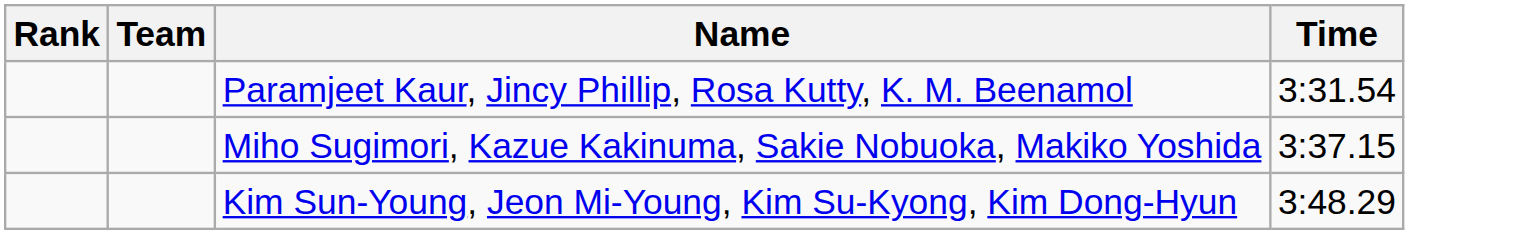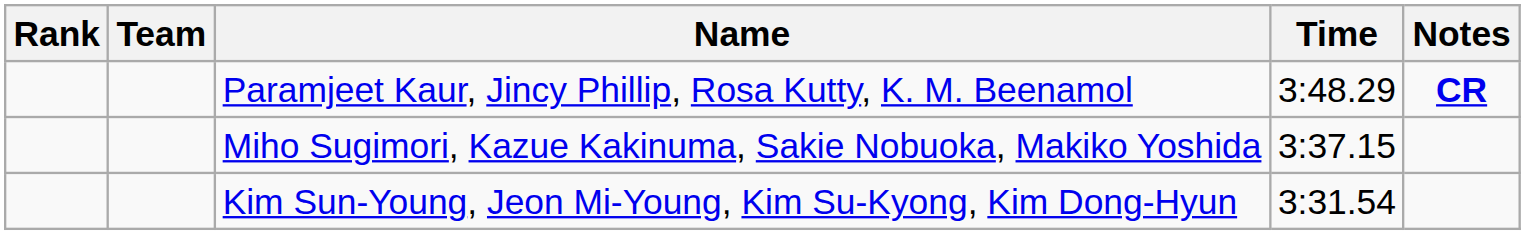+ column: (1462, 33)
(1337, 89) 3:31.54 -> (1337, 89) 3:48.29
(1337, 202) 3:48.29 -> (1337, 202) 3:31.54
